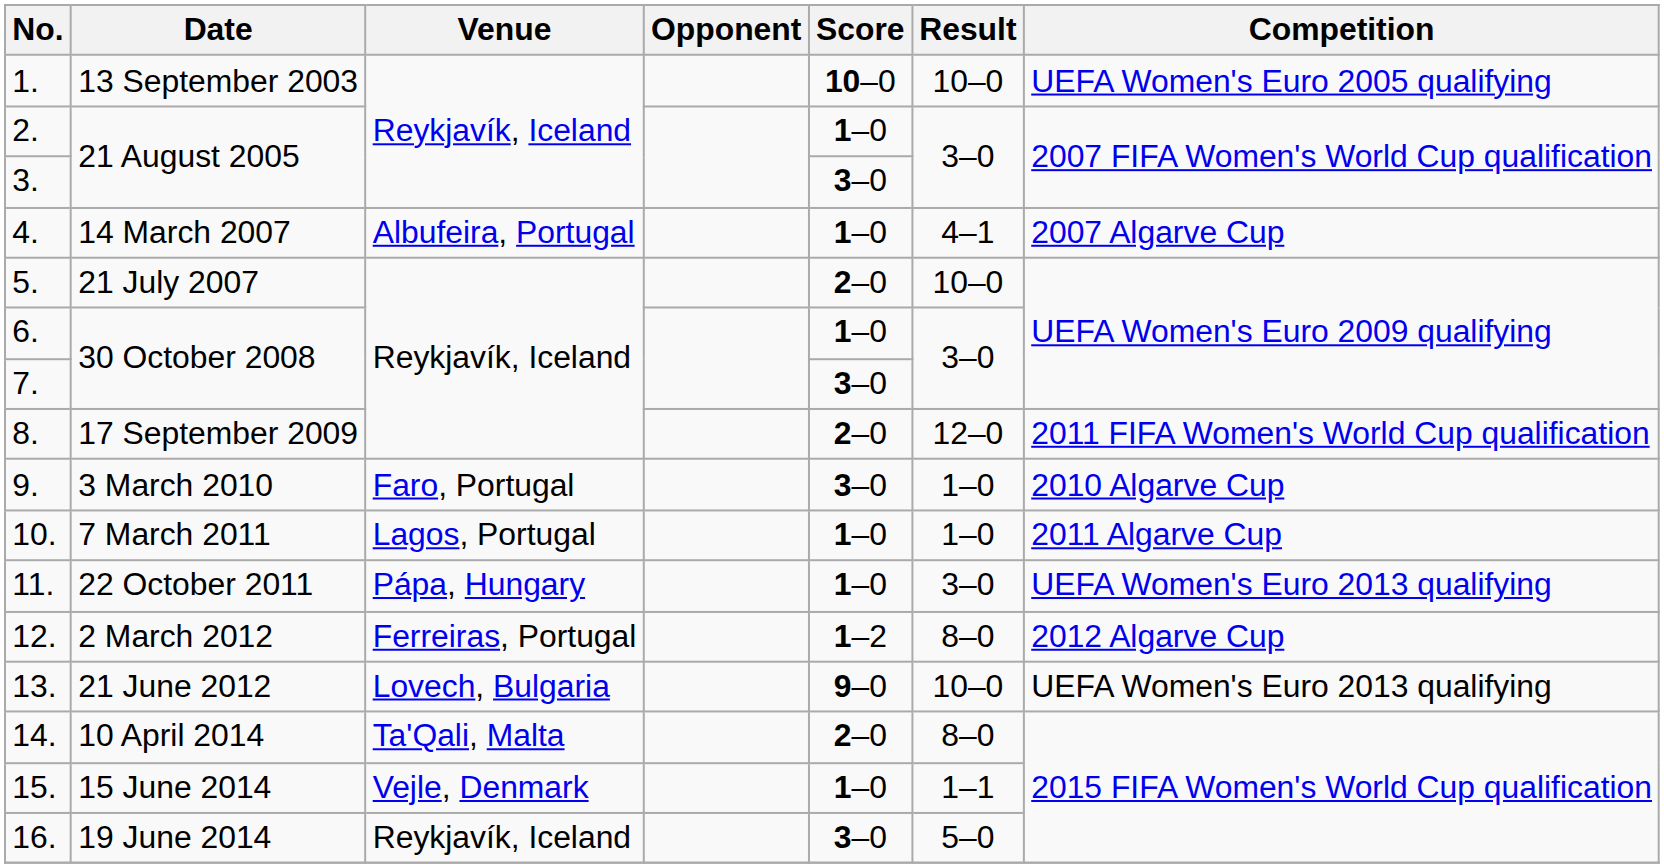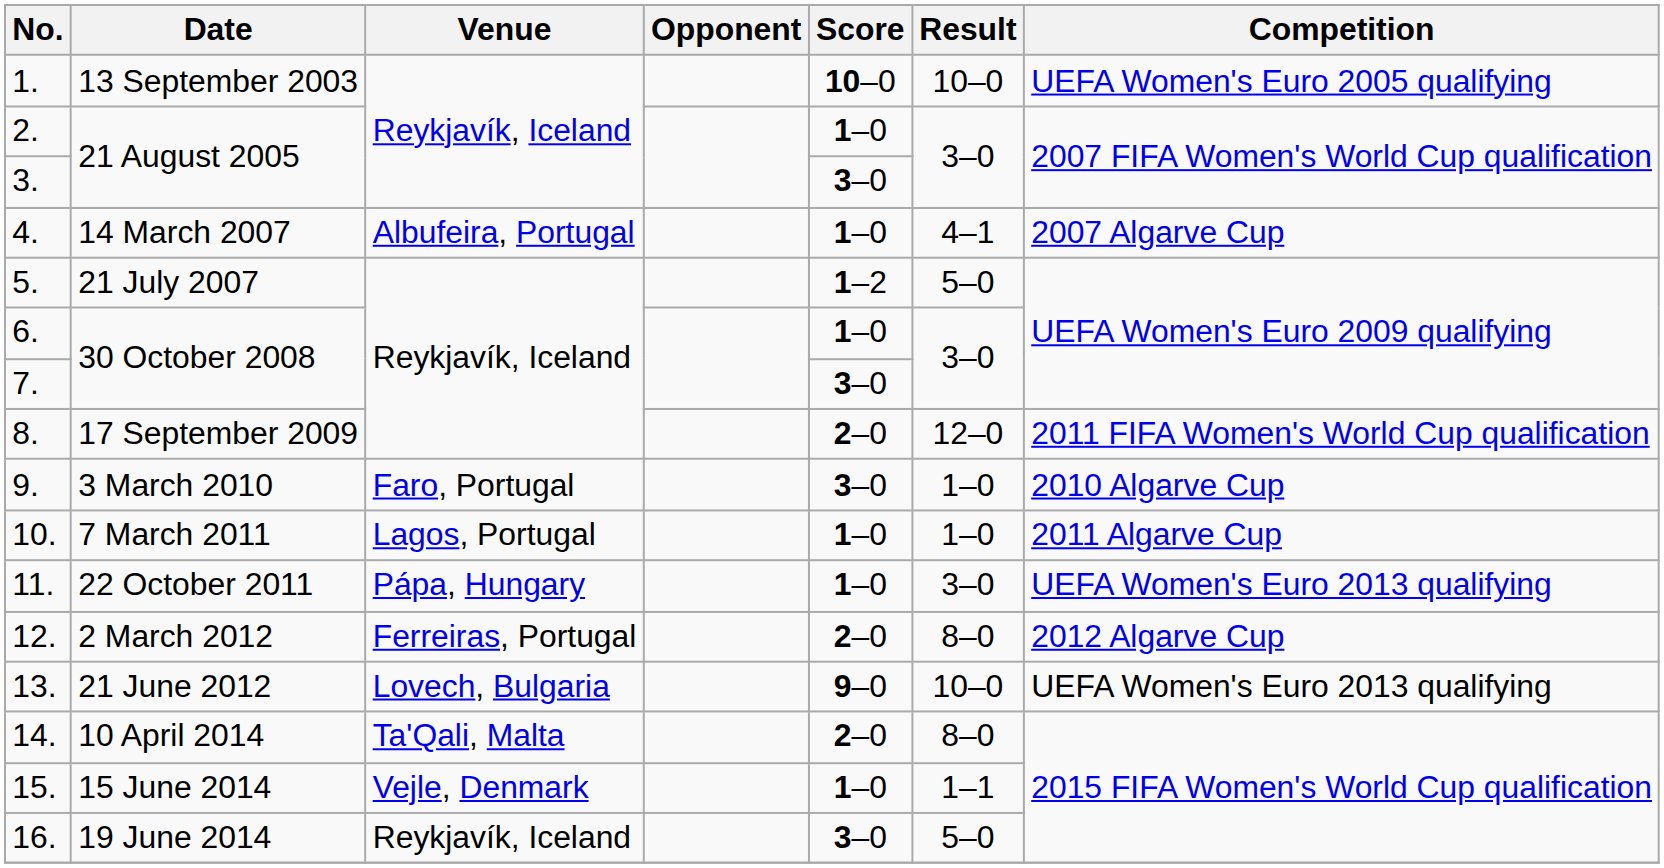(860, 282) 2–0 -> (860, 282) 1–2
(968, 282) 10–0 -> (968, 282) 5–0
(860, 635) 1–2 -> (860, 635) 2–0
